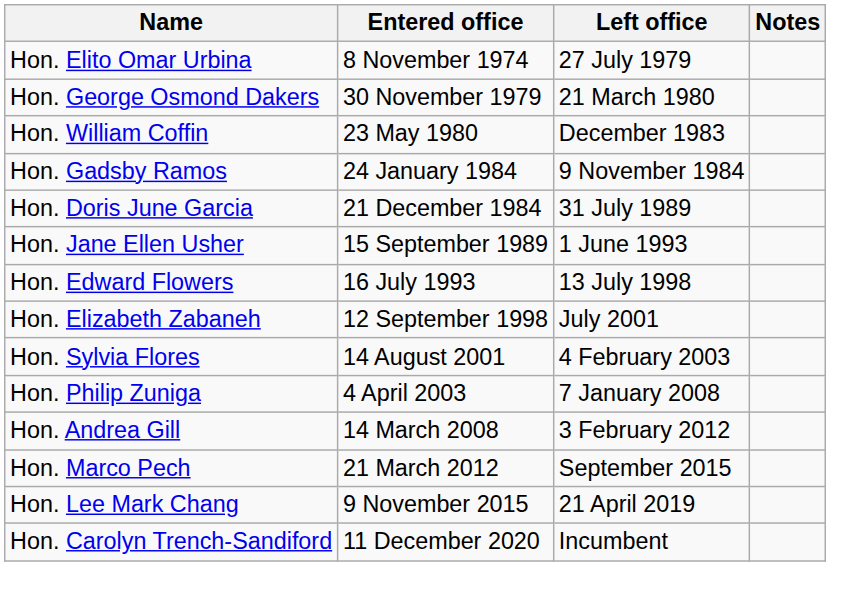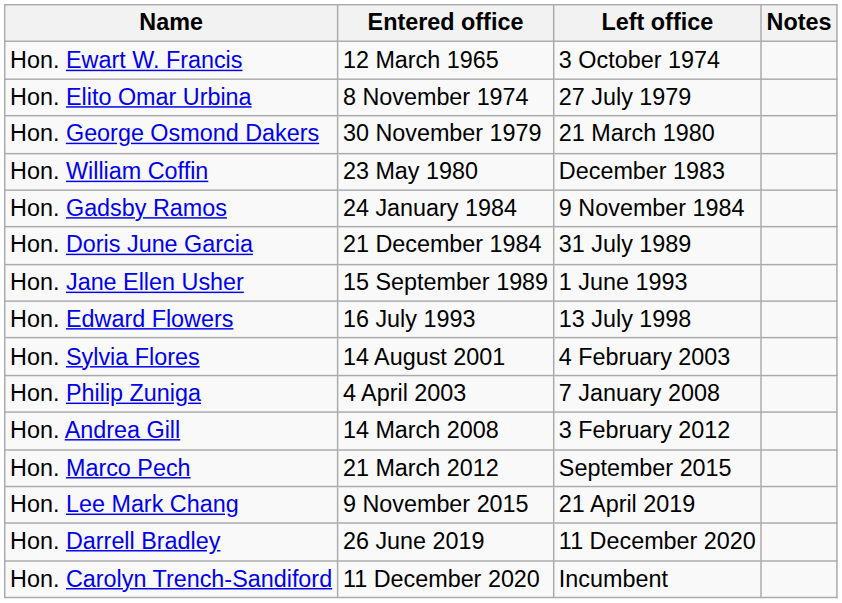+ row: (126, 60)
- row: (135, 319)
+ row: (115, 541)
